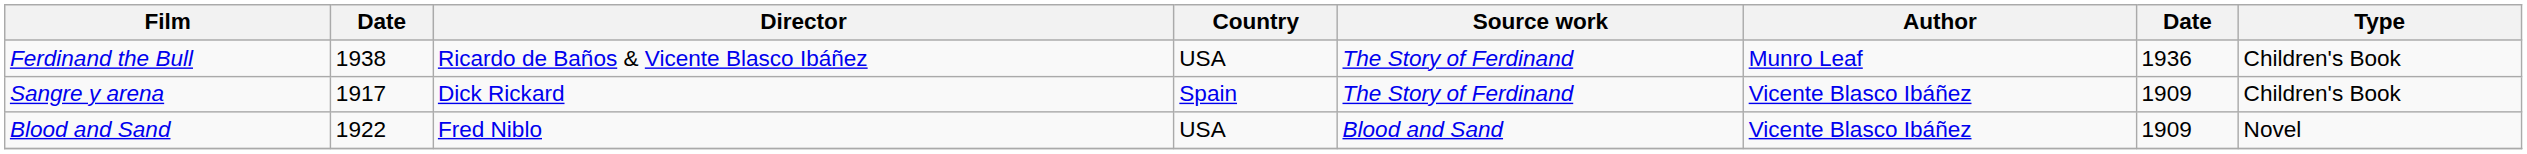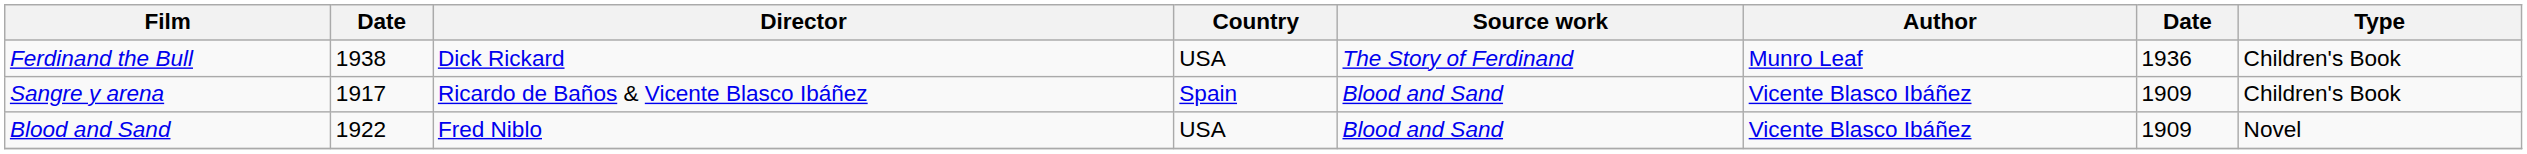(653, 58) Ricardo de Baños & Vicente Blasco Ibáñez -> (501, 58) Dick Rickard
(501, 93) Dick Rickard -> (653, 93) Ricardo de Baños & Vicente Blasco Ibáñez
(1458, 93) The Story of Ferdinand -> (1423, 93) Blood and Sand
